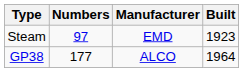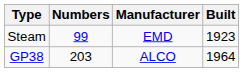(81, 36) 97 -> (81, 36) 99
(81, 57) 177 -> (81, 57) 203
